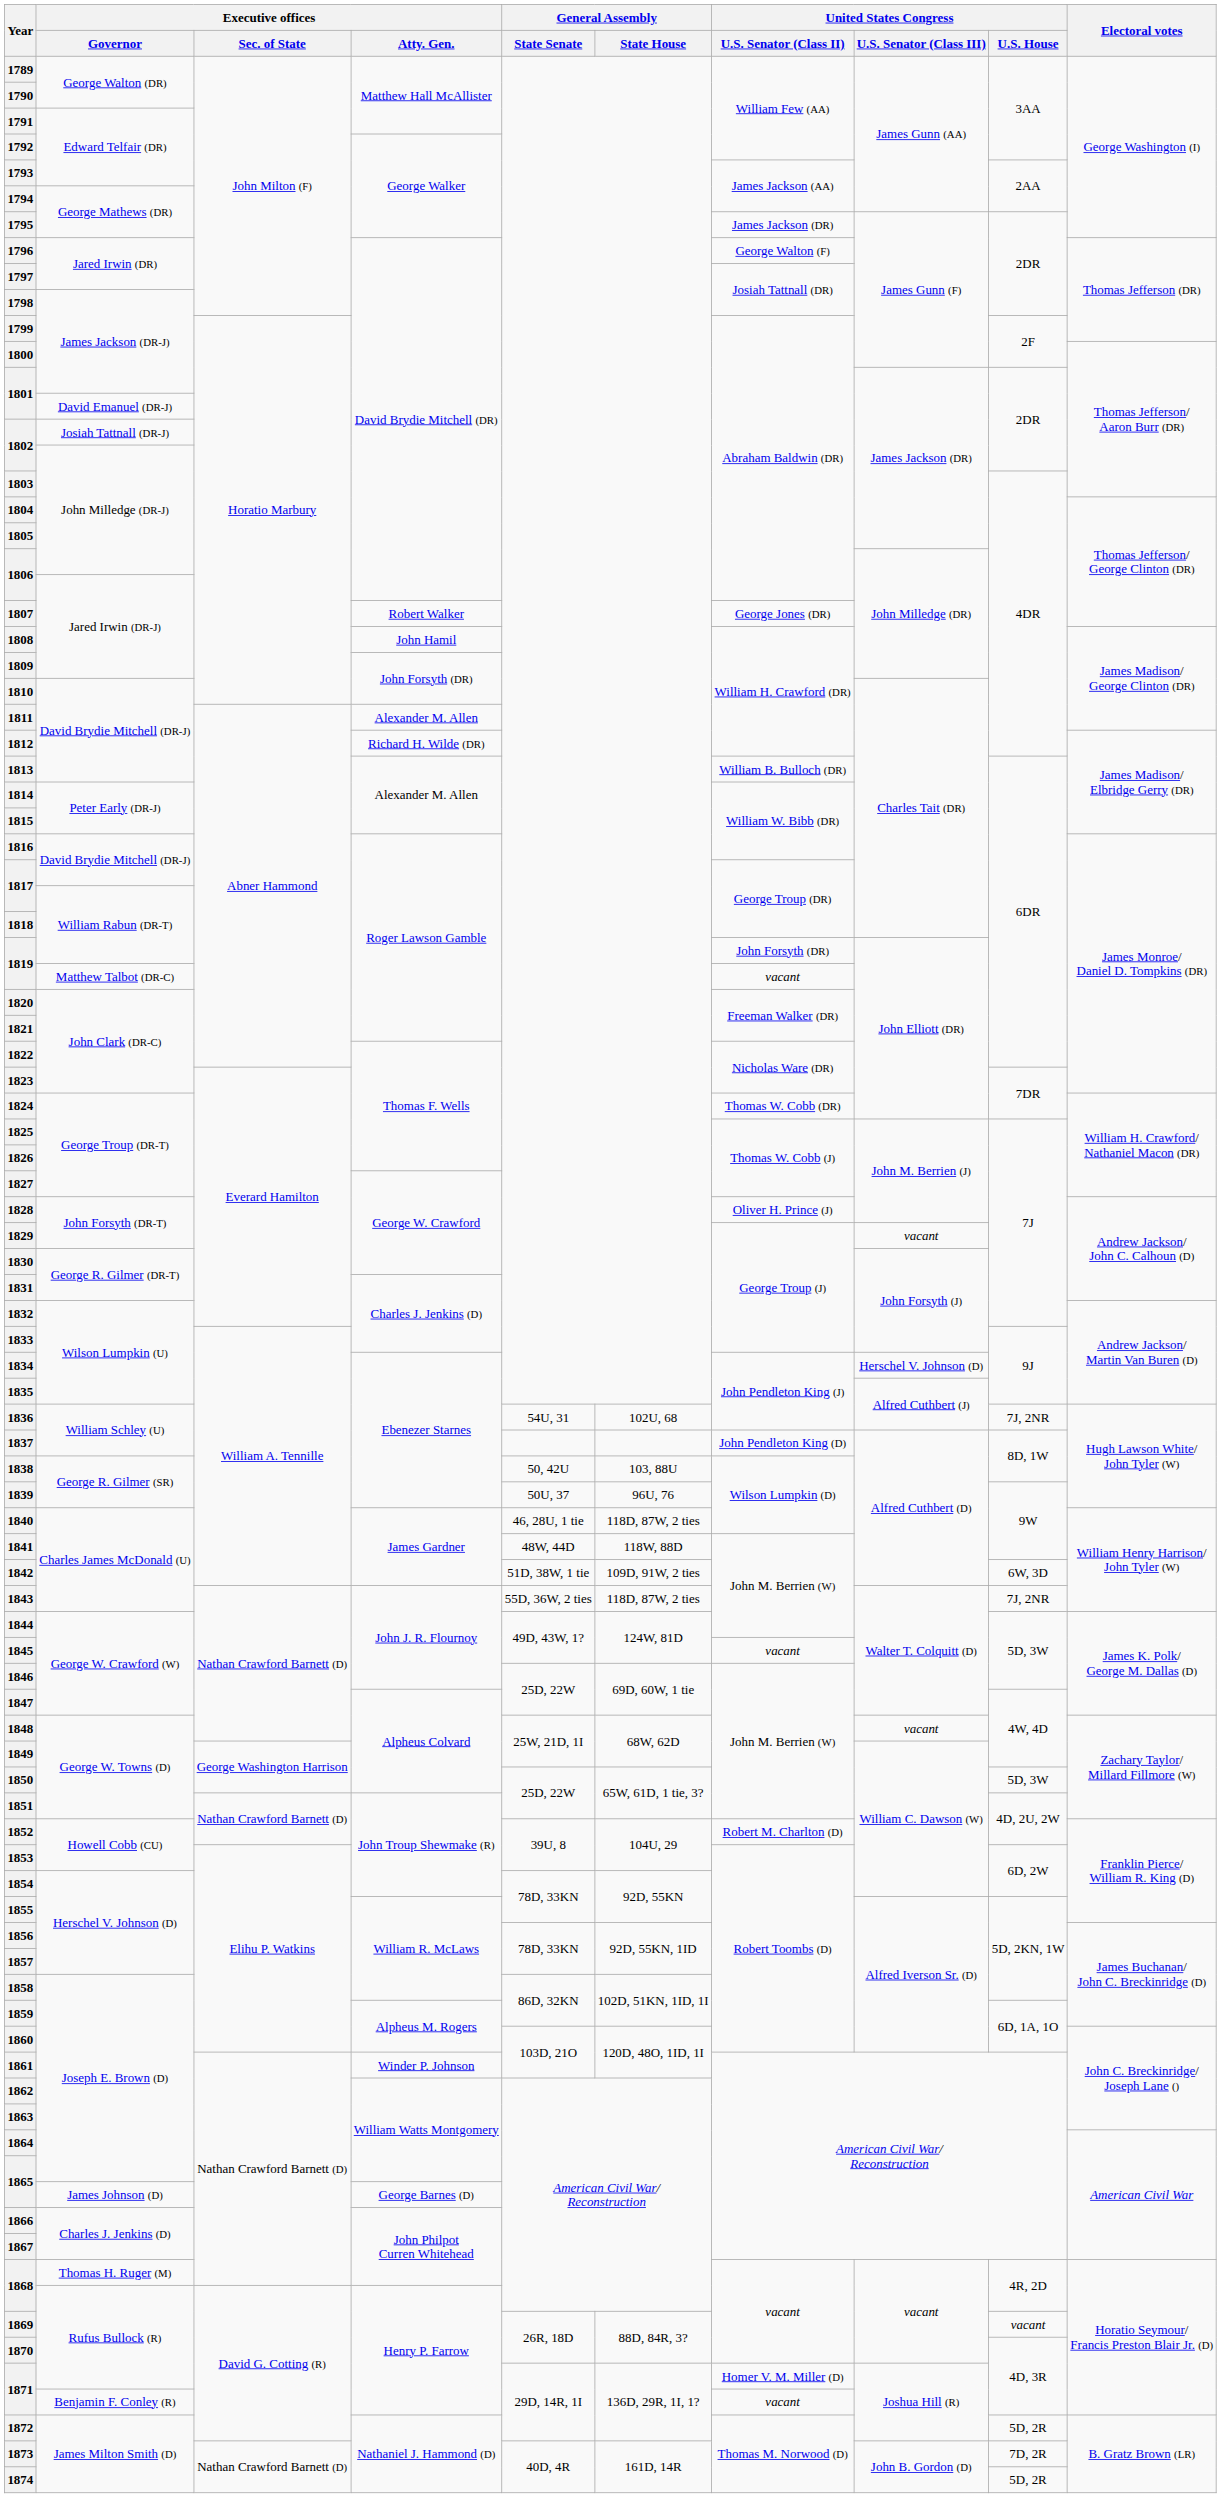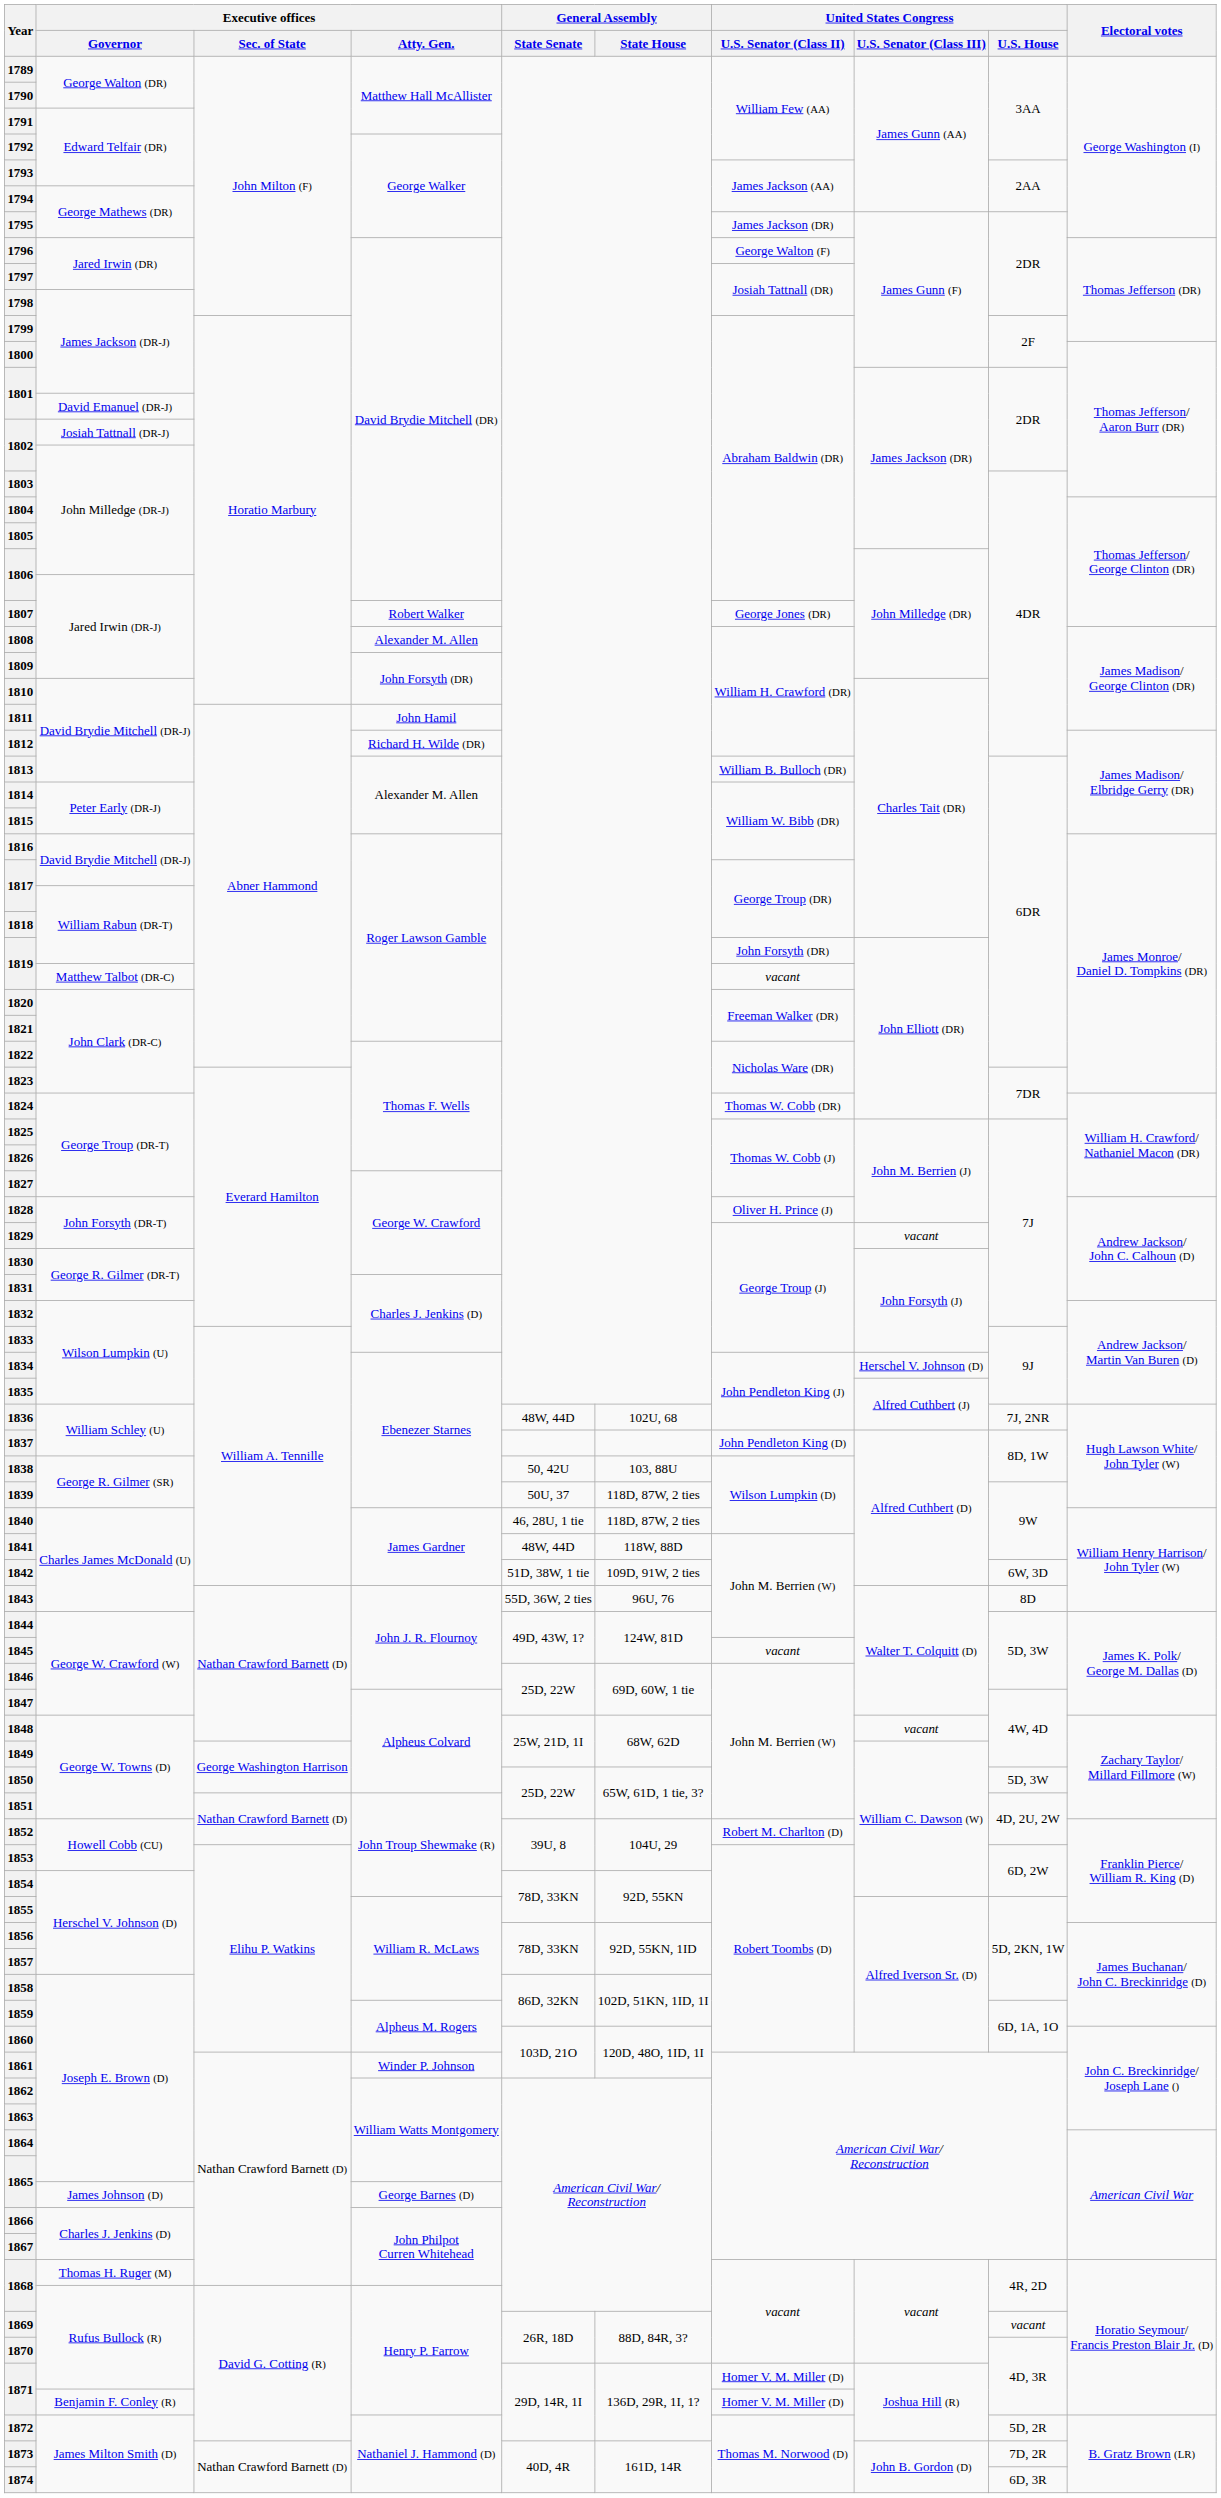(426, 639) John Hamil -> (426, 639) Alexander M. Allen
(426, 717) Alexander M. Allen -> (426, 717) John Hamil
(548, 1417) 54U, 31 -> (548, 1417) 48W, 44D
(653, 1494) 96U, 76 -> (653, 1494) 118D, 87W, 2 ties
(653, 1598) 118D, 87W, 2 ties -> (653, 1598) 96U, 76
(1028, 1598) 7J, 2NR -> (1028, 1598) 8D
(783, 2402) vacant -> (783, 2402) Homer V. M. Miller (D)
(1028, 2479) 5D, 2R -> (1028, 2479) 6D, 3R
